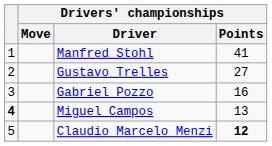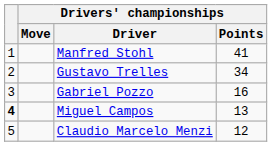(241, 73) 27 -> (241, 73) 34
(241, 131) bold -> (241, 131) normal
